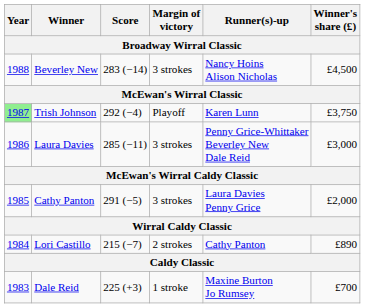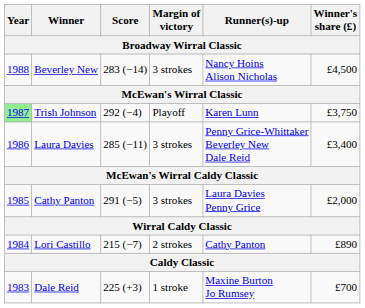(342, 144) £3,000 -> (342, 144) £3,400
